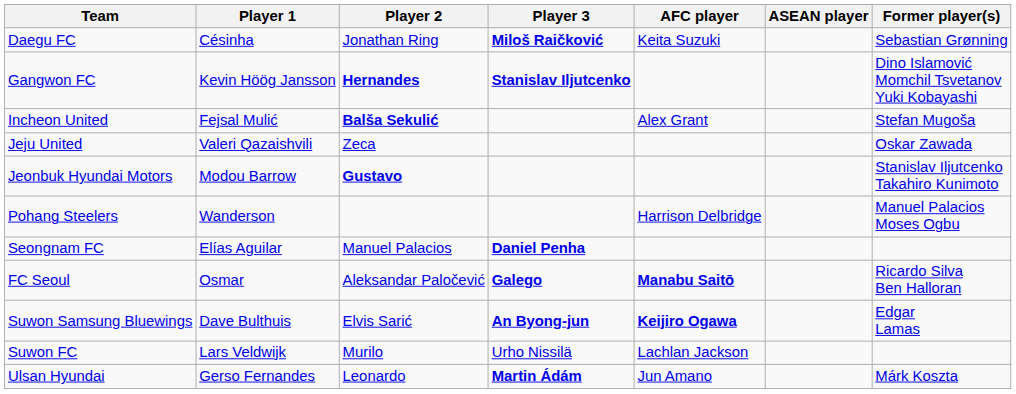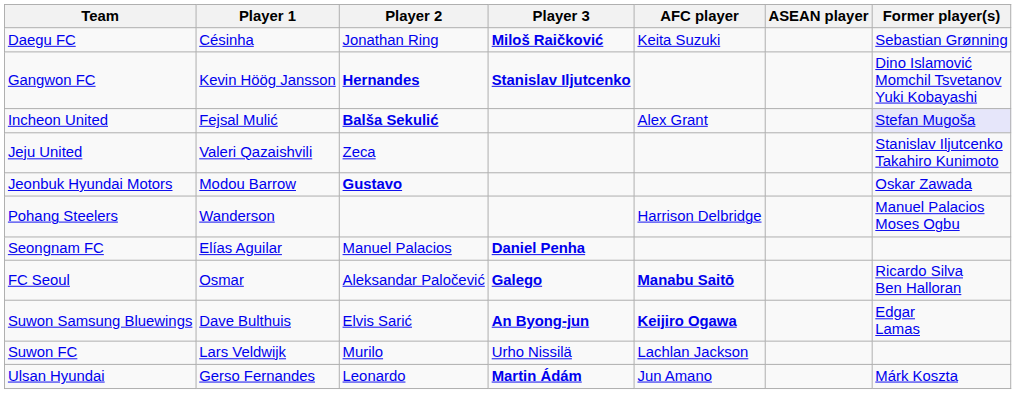(925, 120) no background -> (925, 120) lavender background
(924, 144) Oskar Zawada -> (939, 152) Stanislav Iljutcenko Takahiro Kunimoto
(939, 176) Stanislav Iljutcenko Takahiro Kunimoto -> (924, 184) Oskar Zawada
